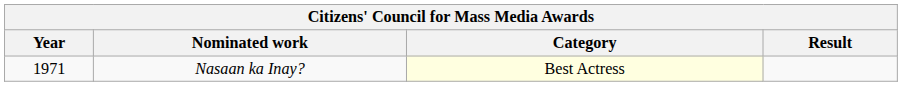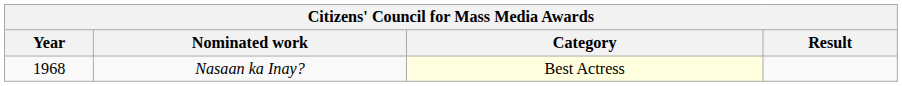(49, 68) 1971 -> (49, 68) 1968
